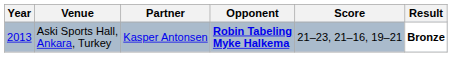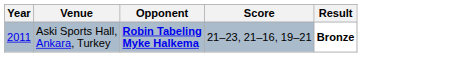- column: (166, 14)
(19, 37) 2013 -> (19, 37) 2011
